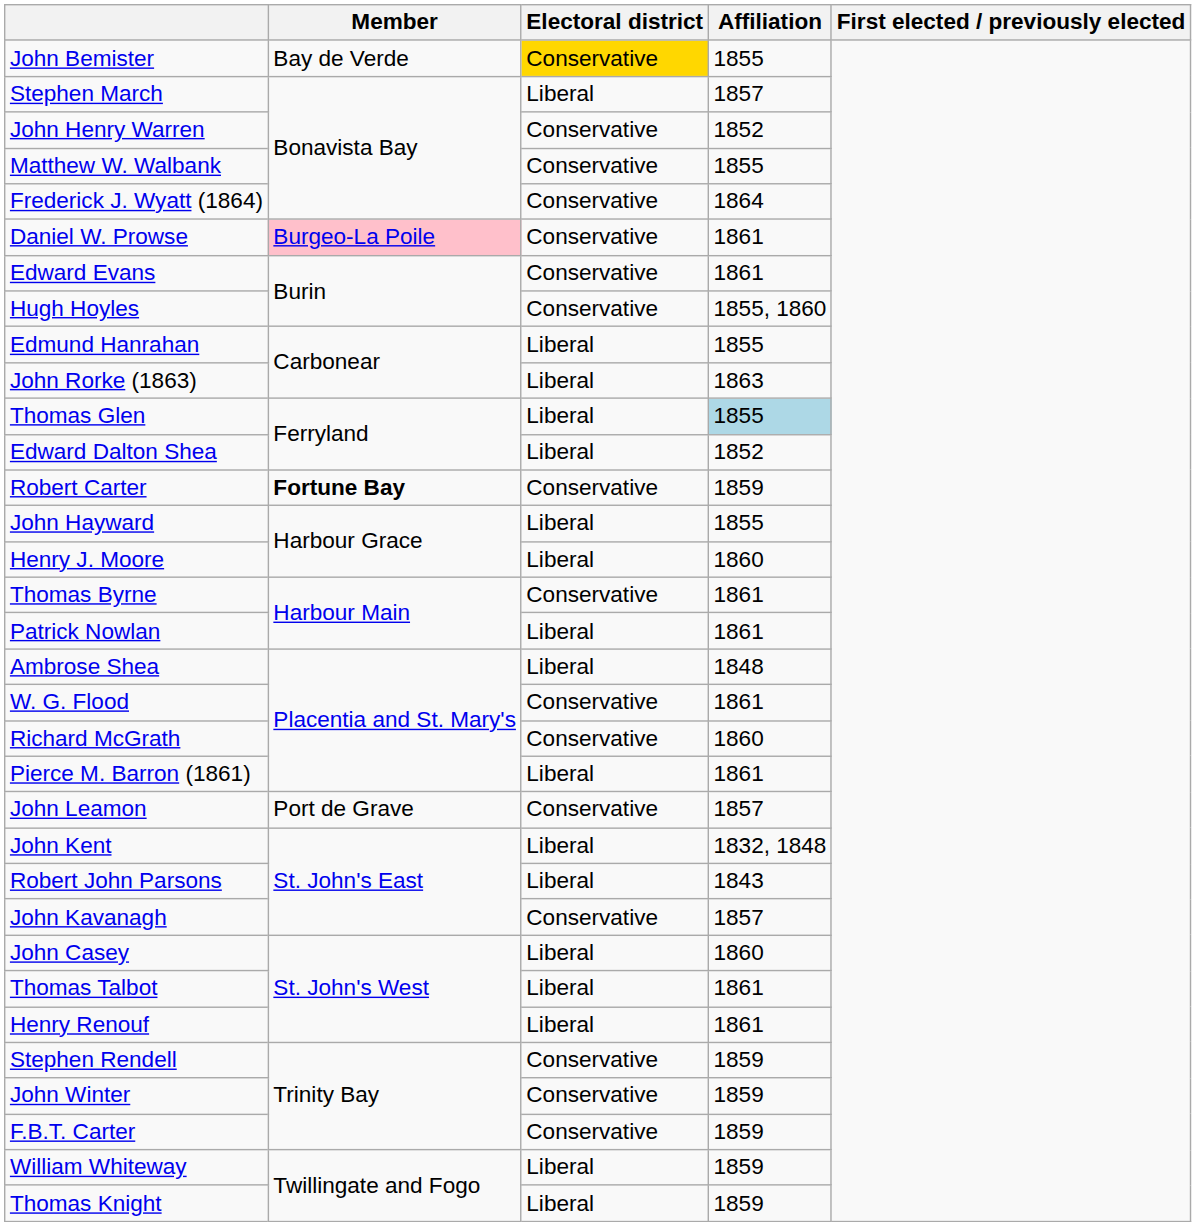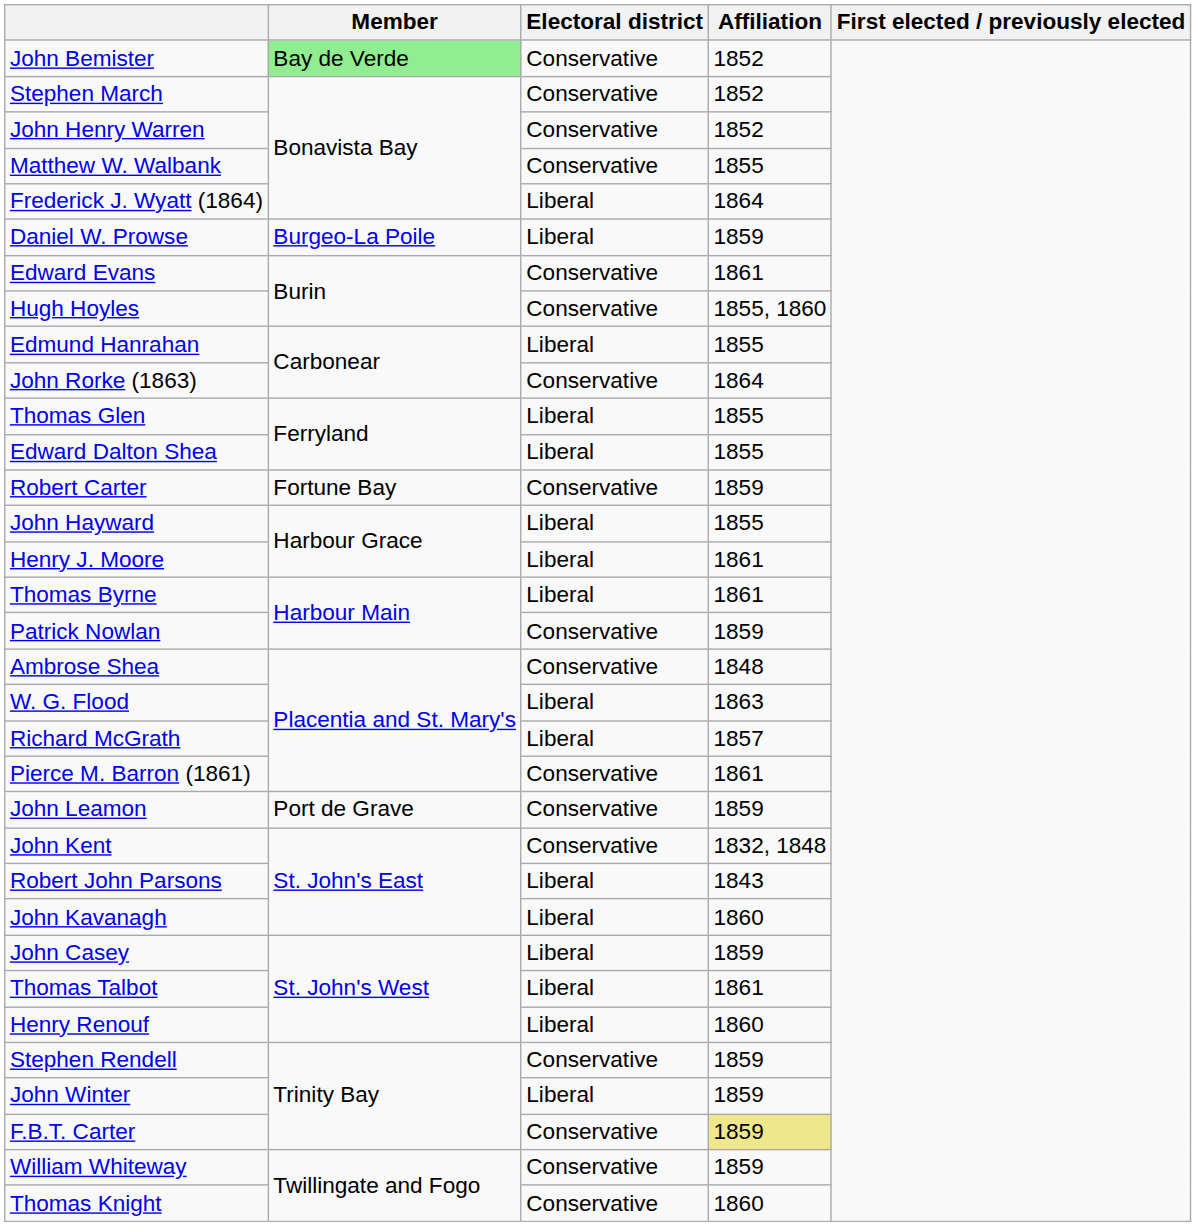(341, 58) no background -> (341, 58) lightgreen background
(592, 58) gold background -> (592, 58) no background
(739, 58) 1855 -> (739, 58) 1852
(560, 93) Liberal -> (592, 93) Conservative
(739, 93) 1857 -> (739, 93) 1852
(592, 201) Conservative -> (560, 201) Liberal
(354, 237) pink background -> (354, 237) no background
(592, 237) Conservative -> (560, 237) Liberal
(739, 237) 1861 -> (739, 237) 1859
(560, 380) Liberal -> (592, 380) Conservative
(739, 380) 1863 -> (739, 380) 1864
(739, 415) lightblue background -> (739, 415) no background
(739, 451) 1852 -> (739, 451) 1855
(339, 487) bold -> (335, 487) normal
(739, 559) 1860 -> (739, 559) 1861
(592, 594) Conservative -> (560, 594) Liberal
(560, 630) Liberal -> (592, 630) Conservative
(739, 630) 1861 -> (739, 630) 1859
(560, 666) Liberal -> (592, 666) Conservative
(592, 702) Conservative -> (560, 702) Liberal
(739, 702) 1861 -> (739, 702) 1863
(592, 737) Conservative -> (560, 737) Liberal
(739, 737) 1860 -> (739, 737) 1857
(560, 773) Liberal -> (592, 773) Conservative
(739, 809) 1857 -> (739, 809) 1859
(560, 845) Liberal -> (592, 845) Conservative
(592, 916) Conservative -> (560, 916) Liberal
(739, 916) 1857 -> (739, 916) 1860
(739, 952) 1860 -> (739, 952) 1859
(739, 1024) 1861 -> (739, 1024) 1860
(592, 1095) Conservative -> (560, 1095) Liberal
(739, 1131) no background -> (739, 1131) khaki background
(560, 1167) Liberal -> (592, 1167) Conservative
(560, 1203) Liberal -> (592, 1203) Conservative
(739, 1203) 1859 -> (739, 1203) 1860
